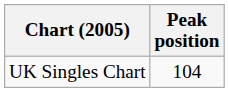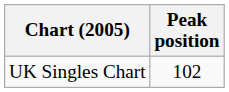(187, 71) 104 -> (187, 71) 102
